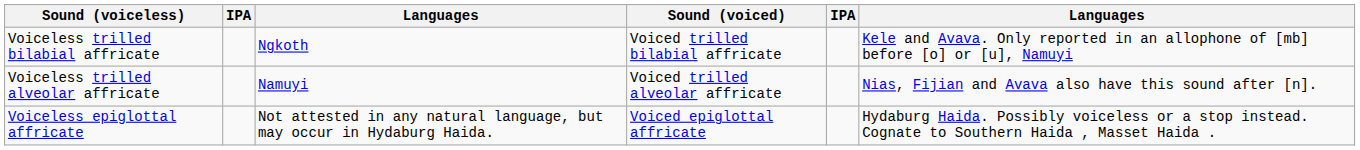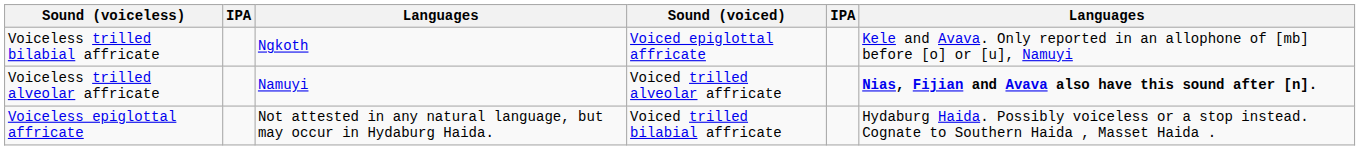(706, 47) Voiced trilled bilabial affricate -> (702, 47) Voiced epiglottal affricate
(1090, 86) normal -> (1090, 86) bold
(702, 125) Voiced epiglottal affricate -> (706, 125) Voiced trilled bilabial affricate
